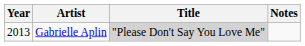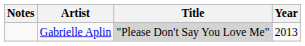columns swapped: (19, 13) <-> (284, 13)
